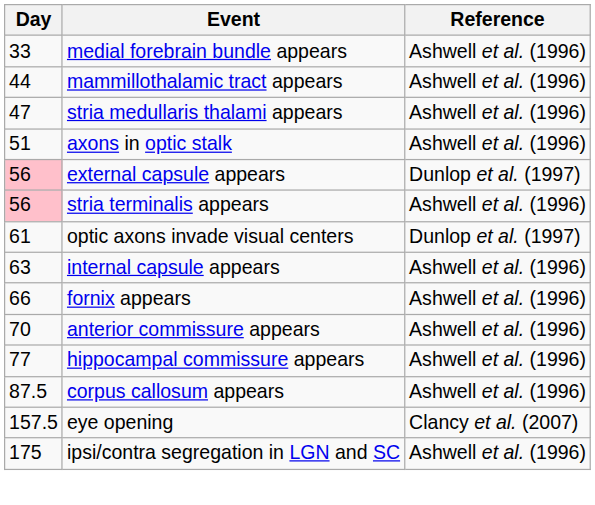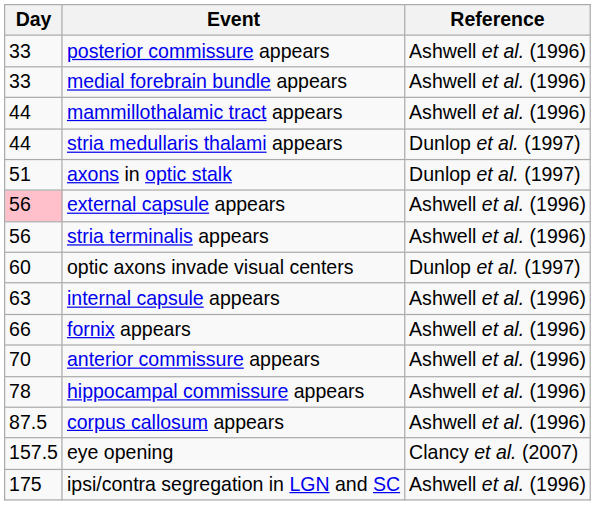+ row: (198, 50)
(20, 112) 47 -> (20, 143) 44
(498, 112) Ashwell et al. (1996) -> (495, 143) Dunlop et al. (1997)
(498, 143) Ashwell et al. (1996) -> (495, 174) Dunlop et al. (1997)
(495, 174) Dunlop et al. (1997) -> (498, 205) Ashwell et al. (1996)
(20, 205) pink background -> (20, 236) no background
(20, 236) 61 -> (20, 267) 60
(20, 360) 77 -> (20, 391) 78
